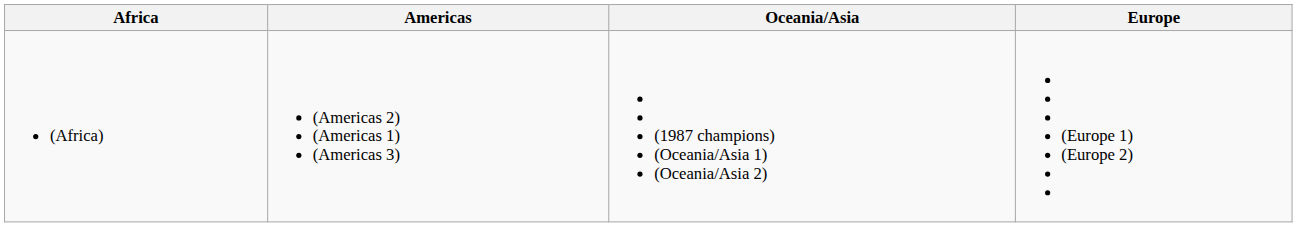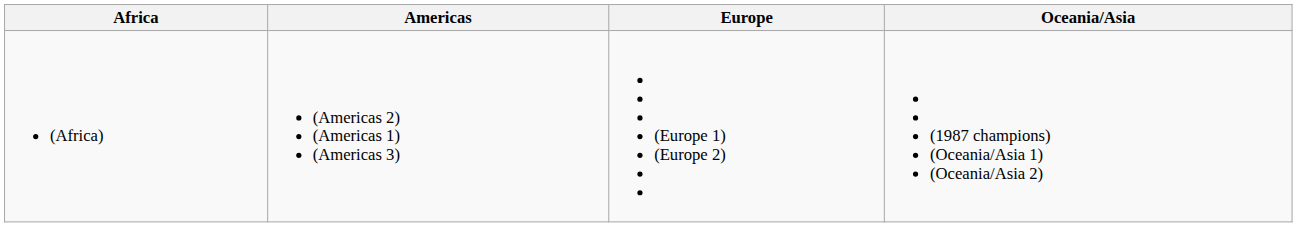columns swapped: (1154, 17) <-> (812, 17)
